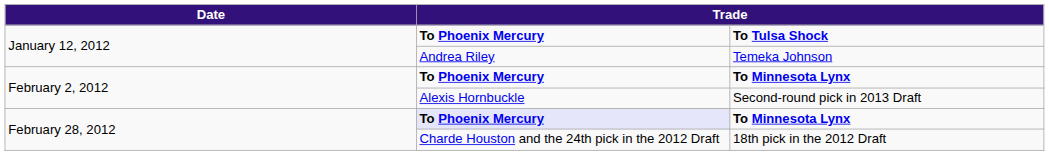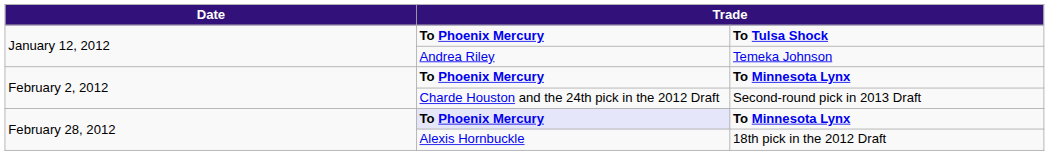(472, 98) Alexis Hornbuckle -> (569, 98) Charde Houston and the 24th pick in the 2012 Draft
(569, 139) Charde Houston and the 24th pick in the 2012 Draft -> (472, 139) Alexis Hornbuckle
